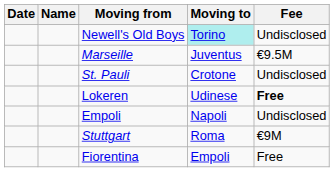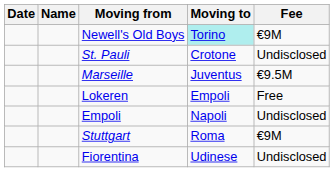(292, 34) Undisclosed -> (269, 34) €9M
rows swapped: (106, 75) <-> (107, 55)
(214, 95) Udinese -> (210, 95) Empoli
(270, 95) bold -> (270, 95) normal
(210, 156) Empoli -> (214, 156) Udinese
(270, 156) Free -> (292, 156) Undisclosed
